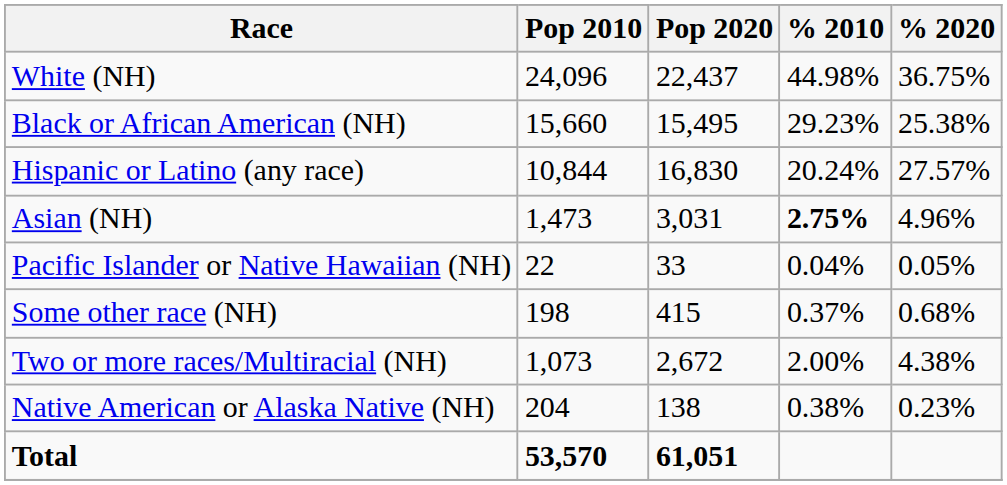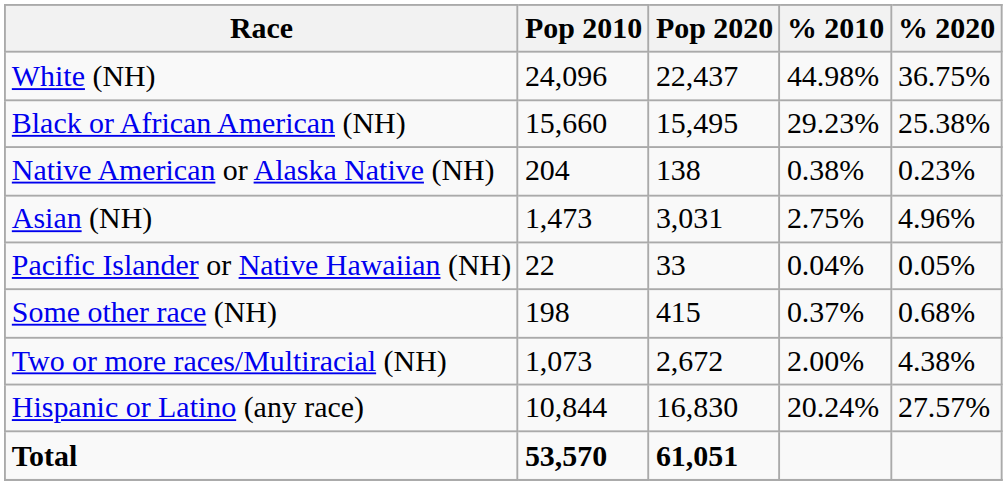rows swapped: (253, 407) <-> (188, 170)
(828, 218) bold -> (826, 218) normal
